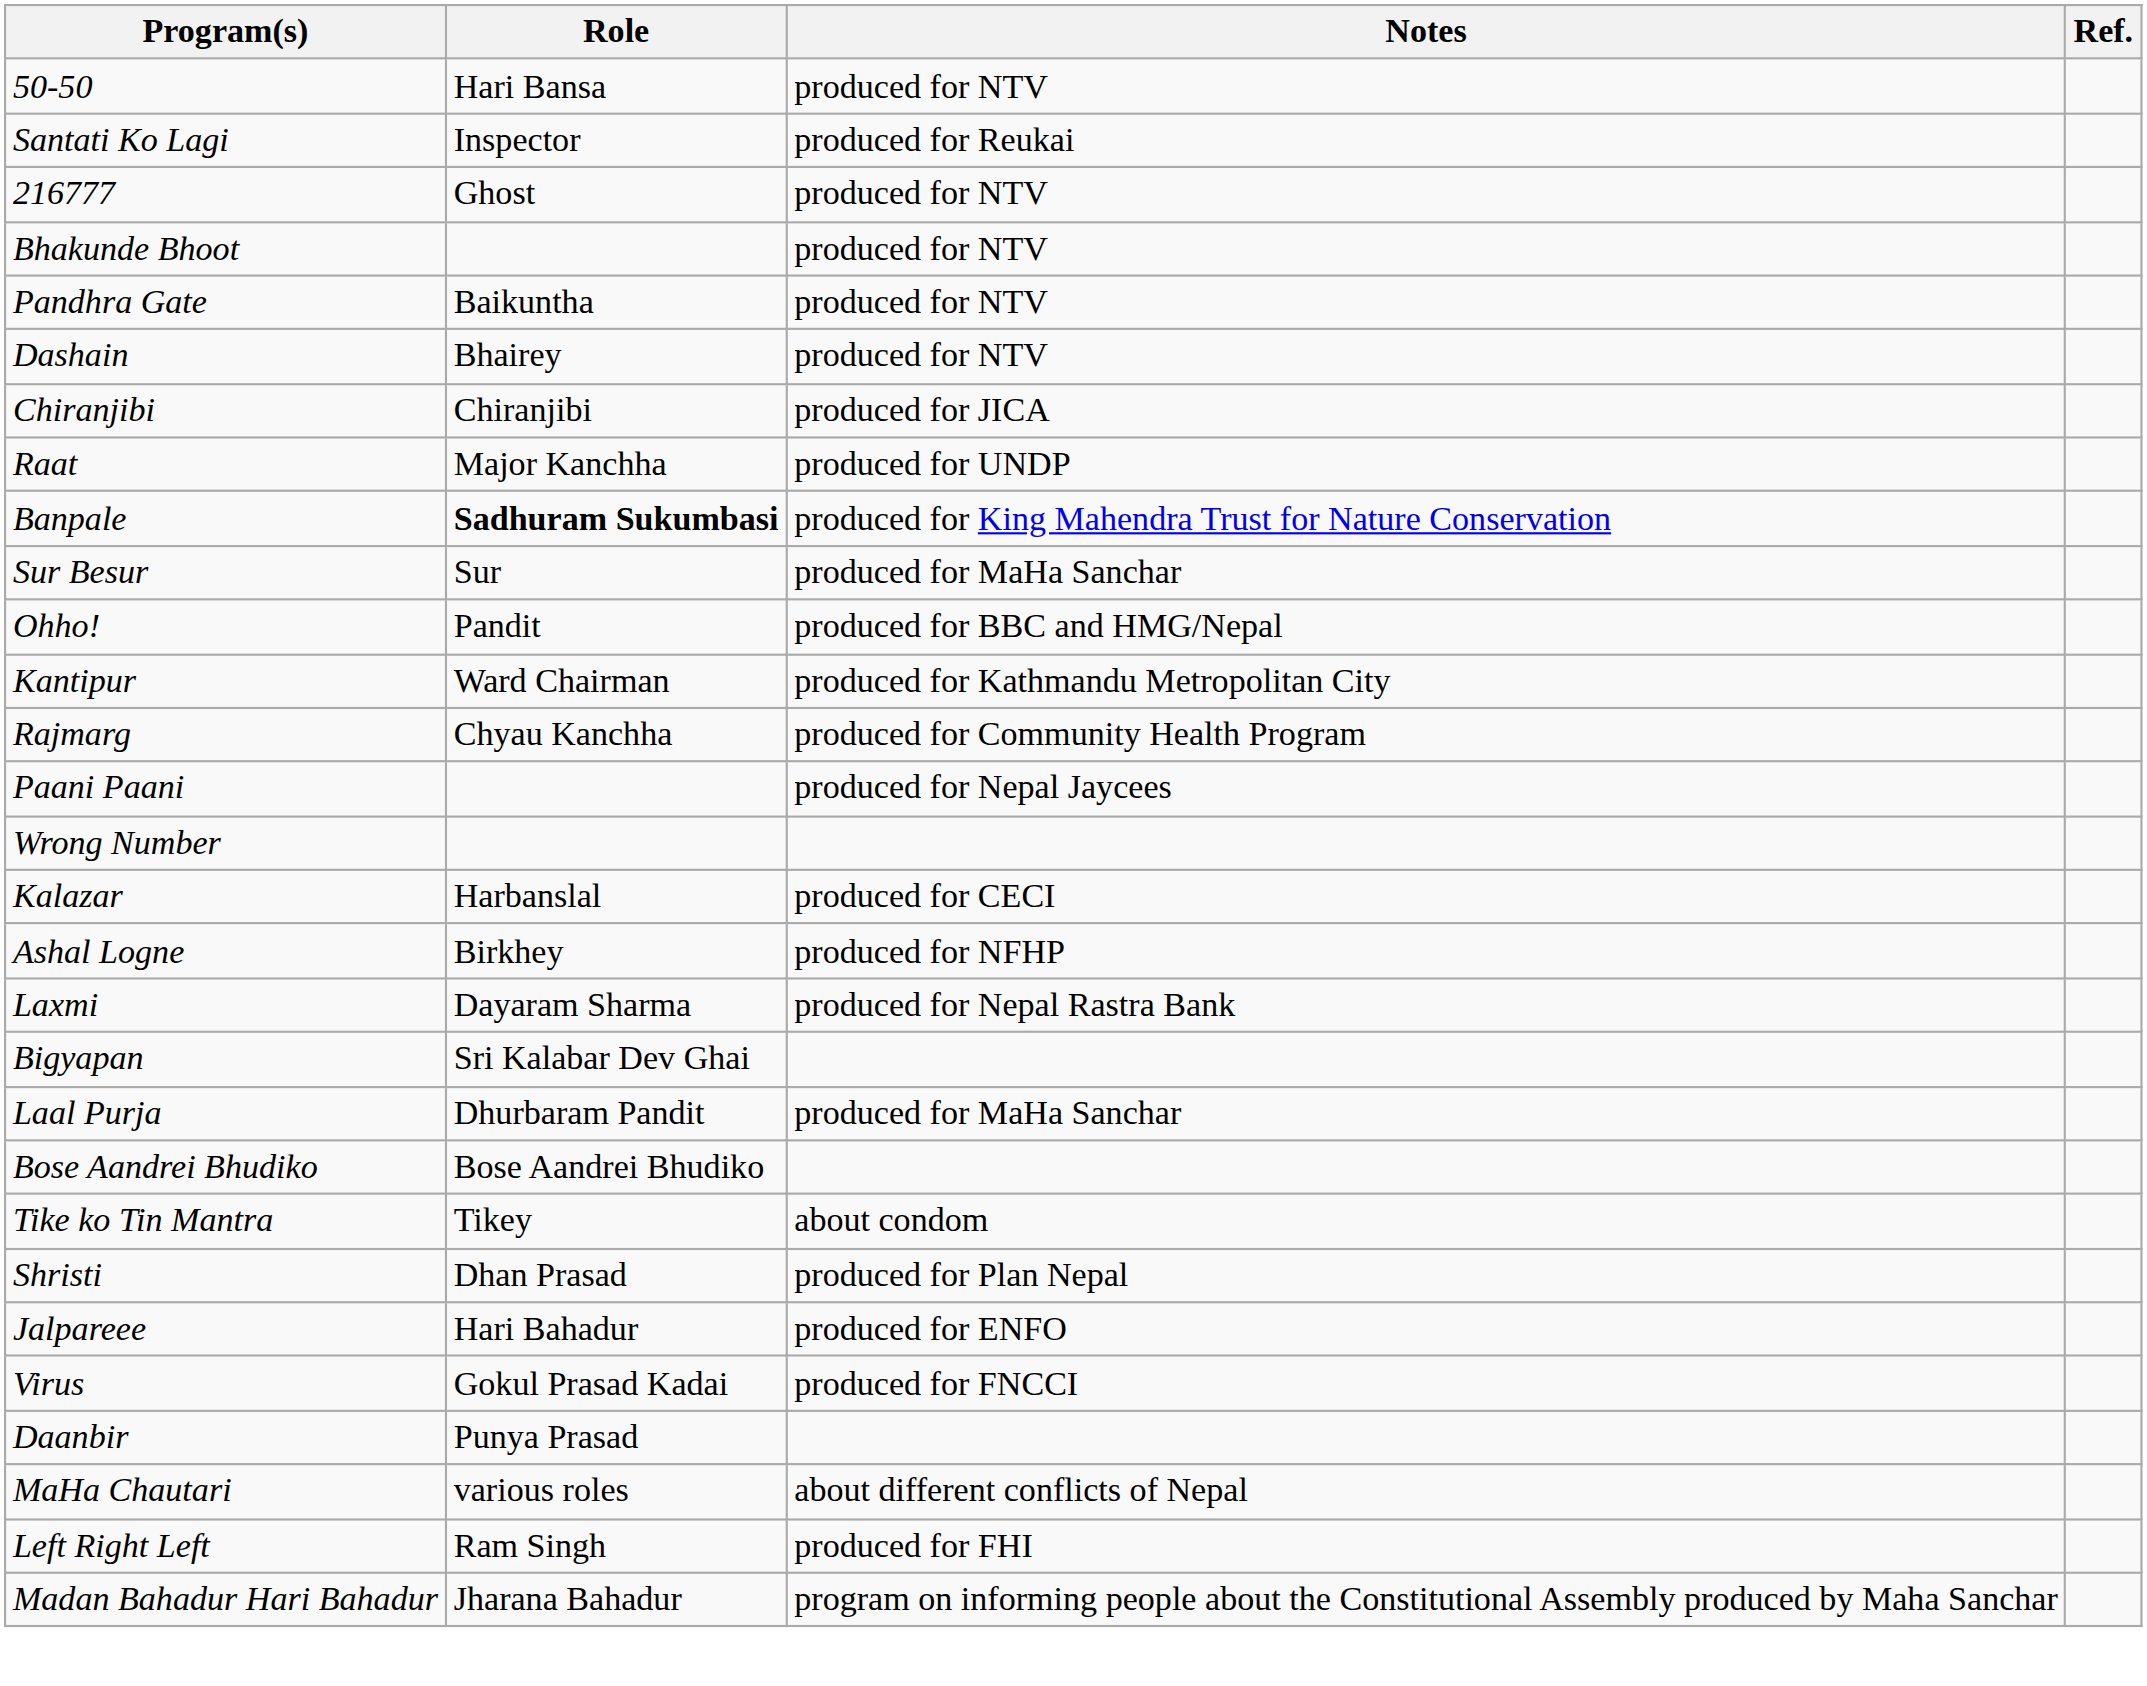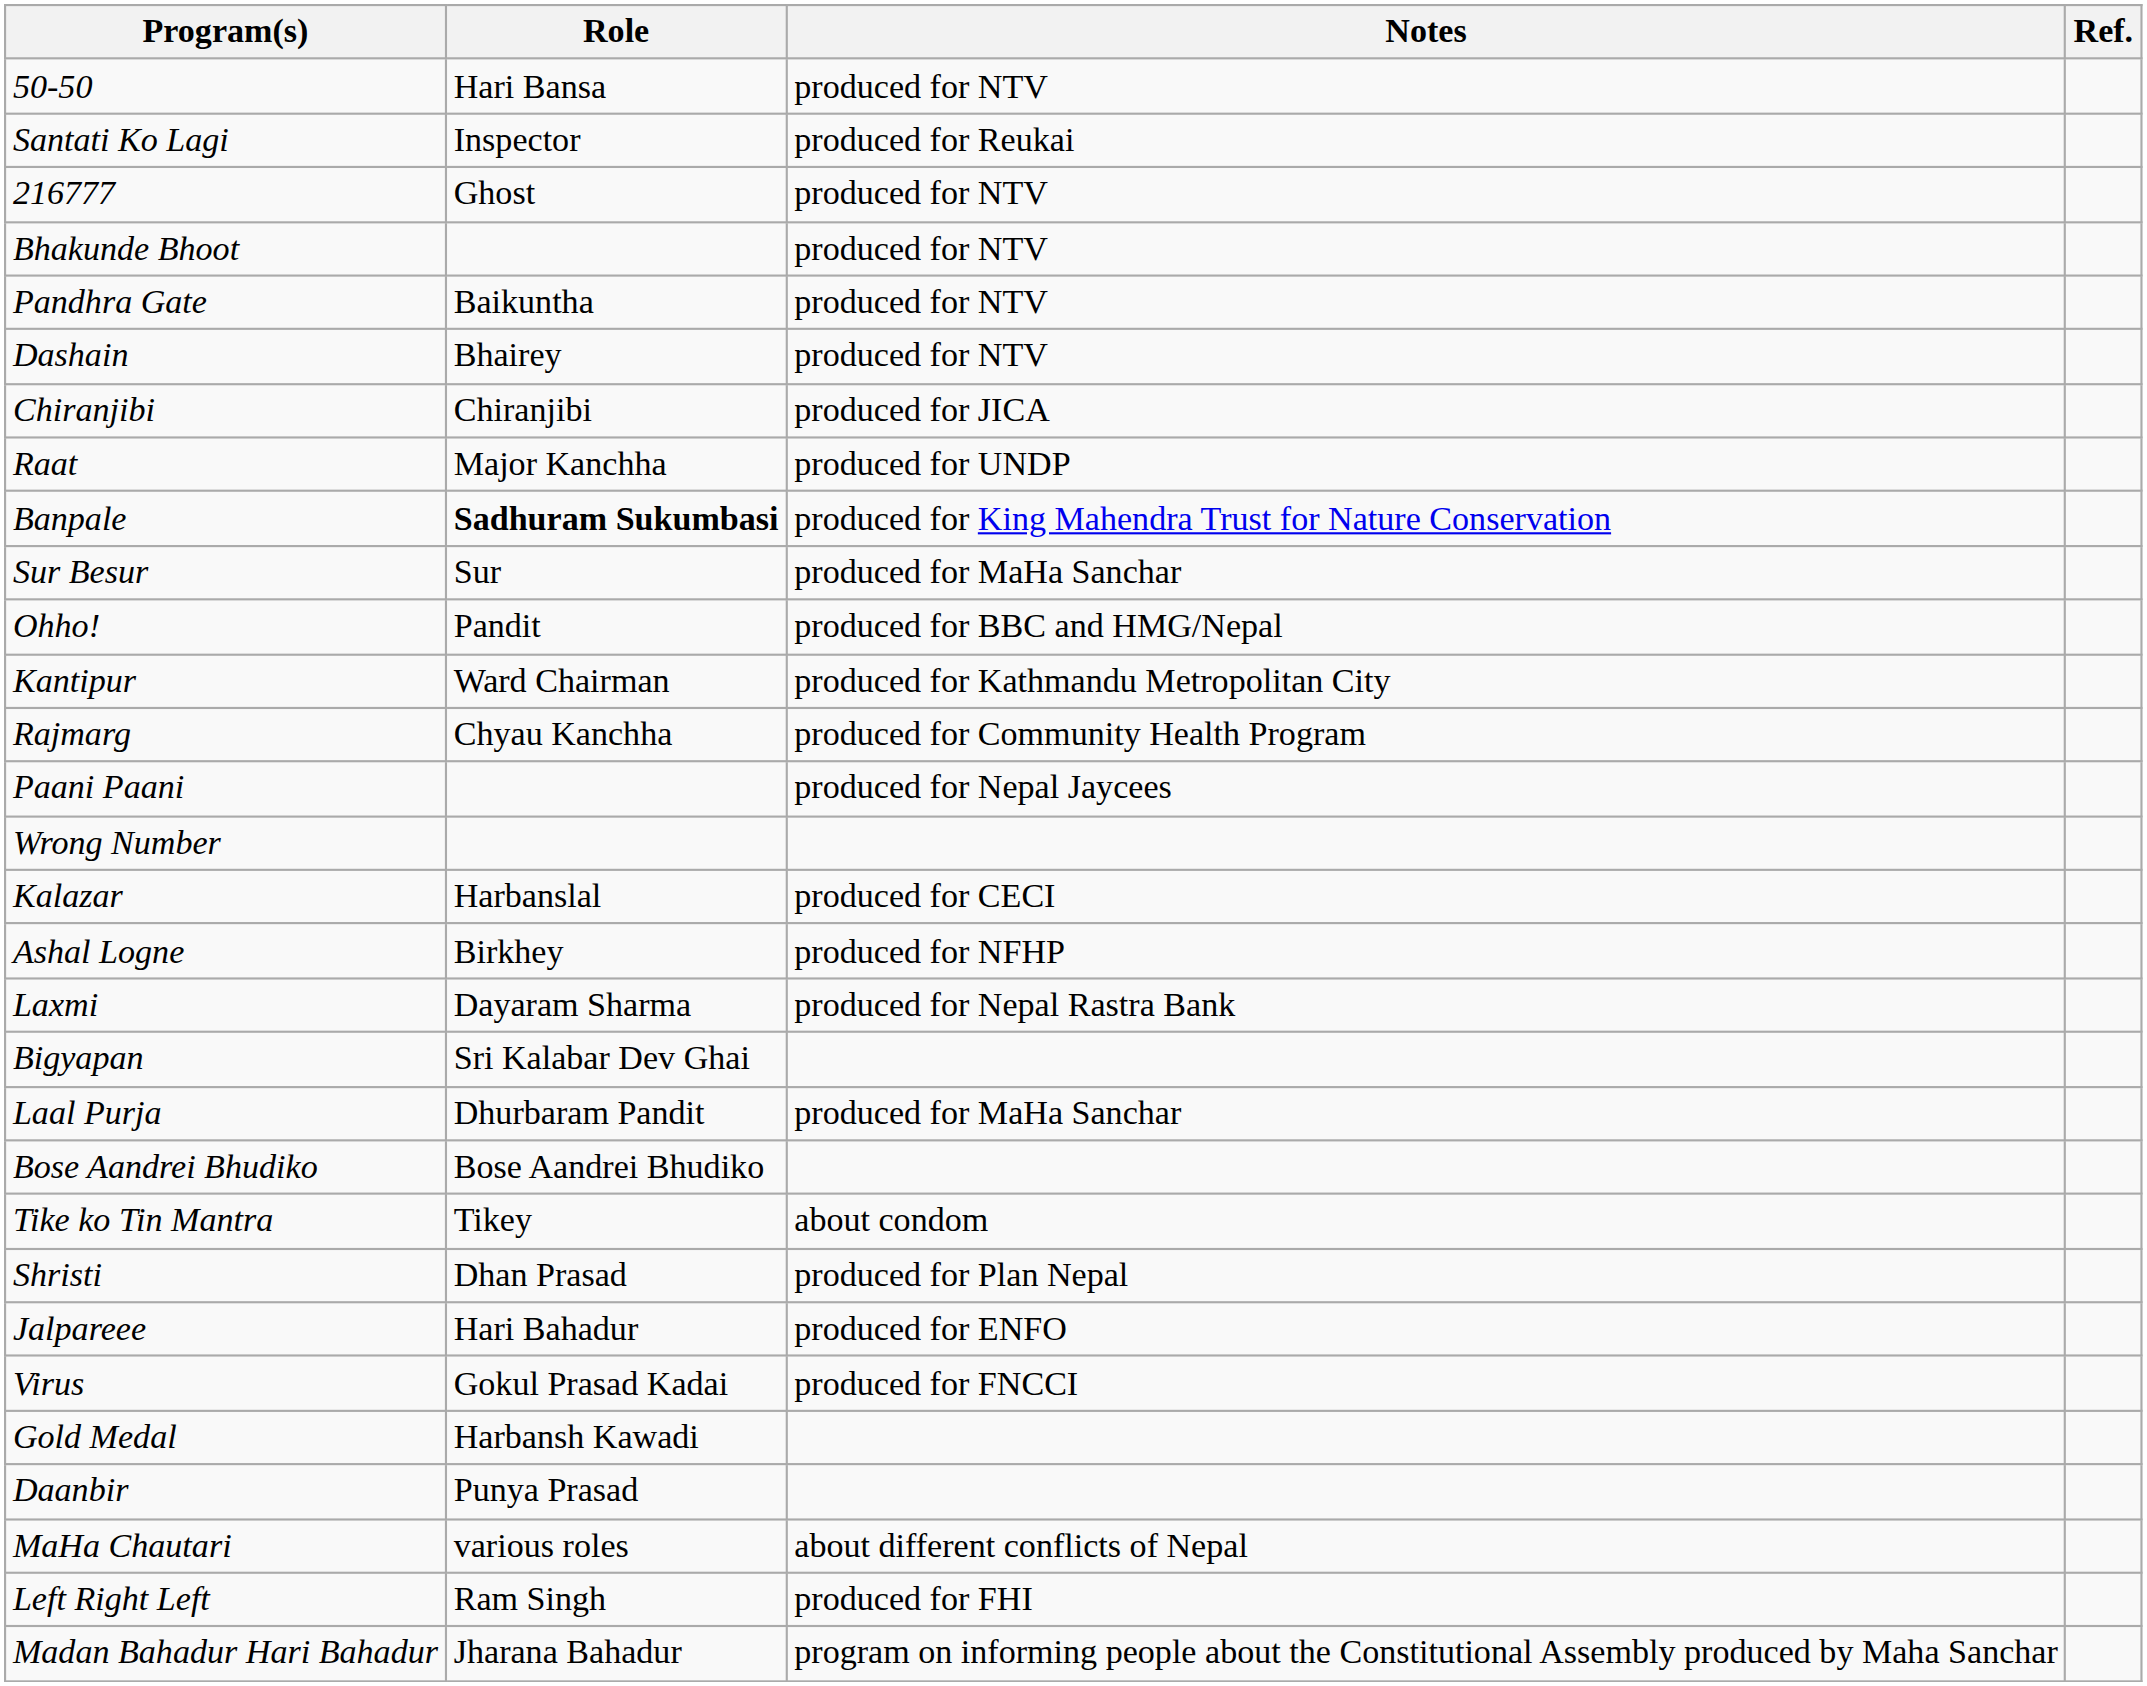+ row: (95, 1436)
